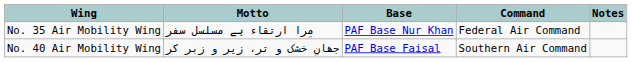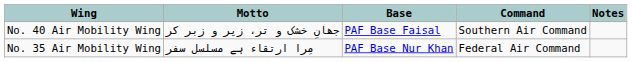rows swapped: (84, 30) <-> (84, 48)
